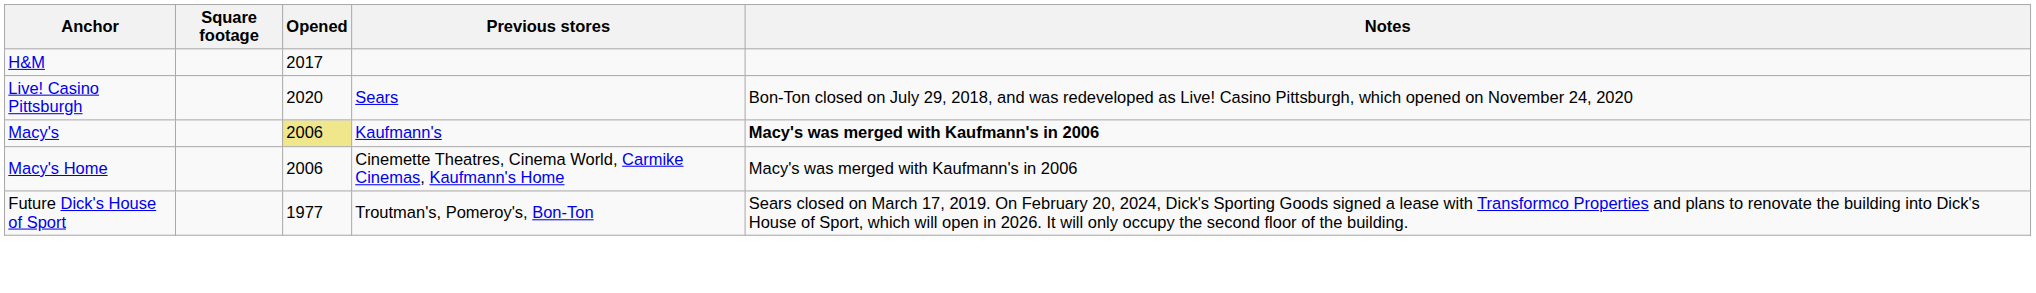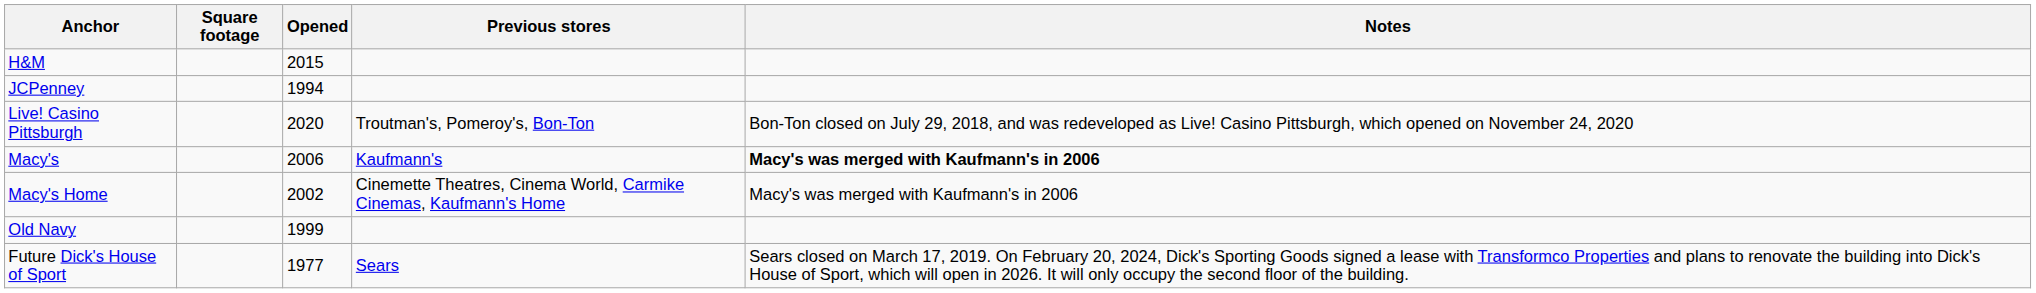(305, 62) 2017 -> (305, 62) 2015
+ row: (46, 88)
(377, 97) Sears -> (475, 123) Troutman's, Pomeroy's, Bon-Ton
(305, 133) khaki background -> (305, 159) no background
(305, 168) 2006 -> (305, 194) 2002
+ row: (42, 230)
(474, 213) Troutman's, Pomeroy's, Bon-Ton -> (377, 265) Sears
